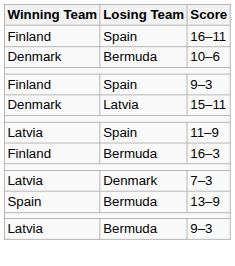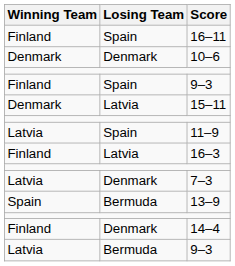(130, 57) Bermuda -> (130, 57) Denmark
(130, 153) Bermuda -> (121, 153) Latvia
+ row: (29, 229)
